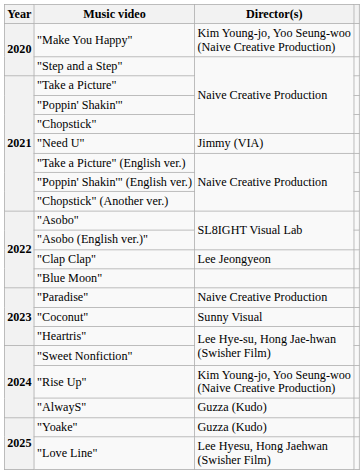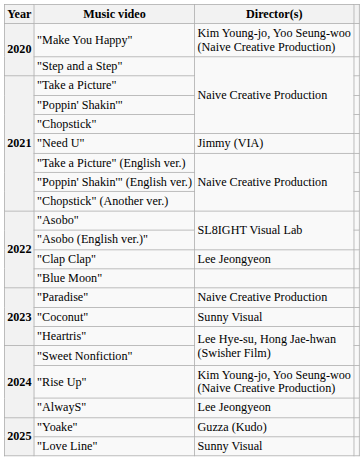(232, 407) Guzza (Kudo) -> (234, 407) Lee Jeongyeon
(263, 453) Lee Hyesu, Hong Jaehwan (Swisher Film) -> (230, 446) Sunny Visual
